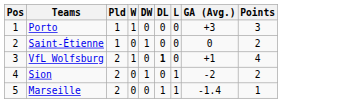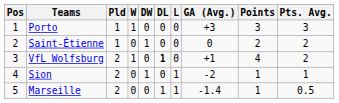+ column: (306, 12)
(258, 75) 2 -> (258, 75) 1
